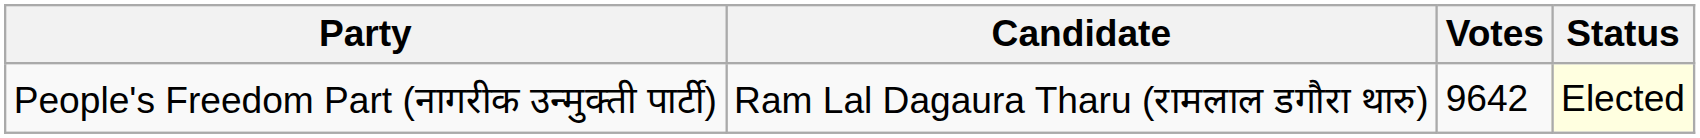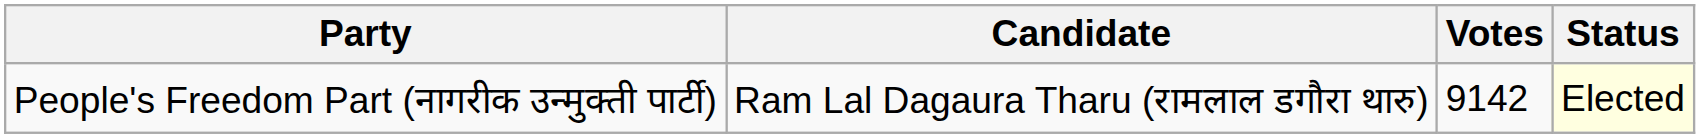(1487, 97) 9642 -> (1487, 97) 9142
